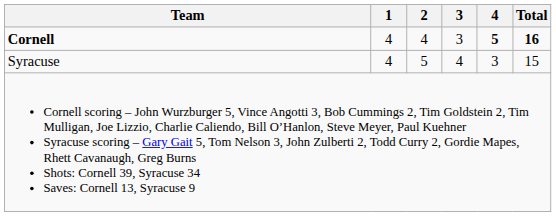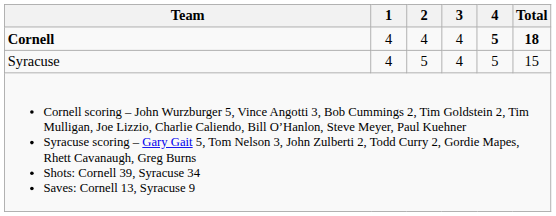(459, 38) 3 -> (459, 38) 4
(532, 38) 16 -> (532, 38) 18
(495, 61) 3 -> (495, 61) 5
